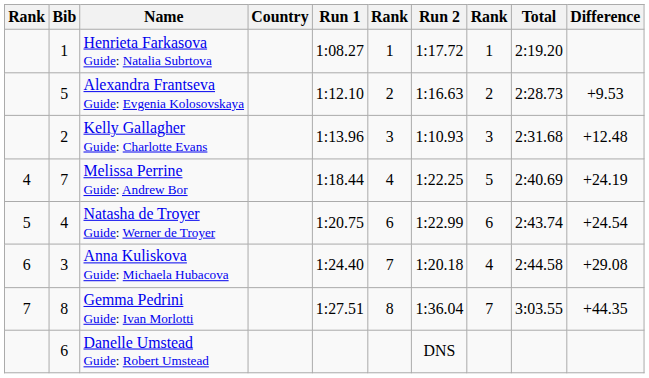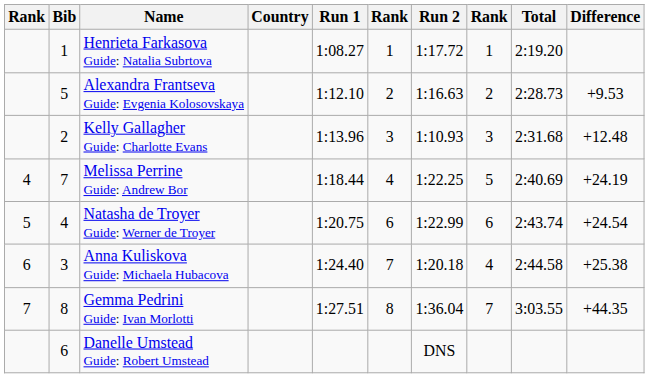(605, 265) +29.08 -> (605, 265) +25.38
